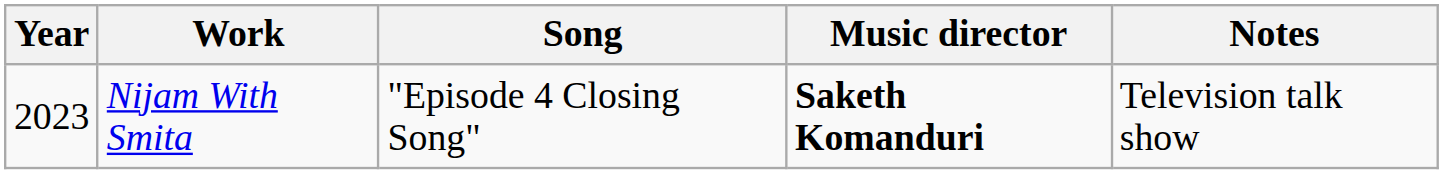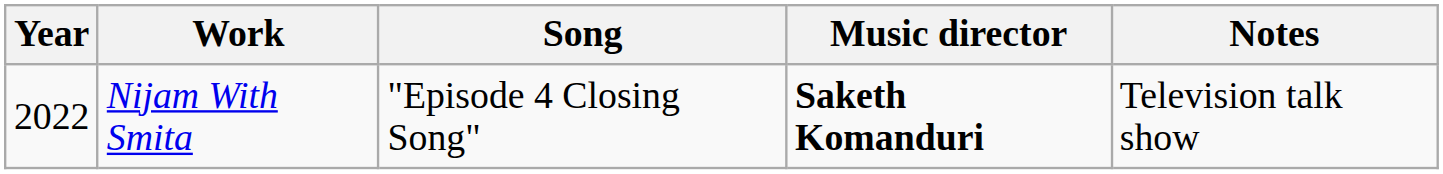(52, 115) 2023 -> (52, 115) 2022
